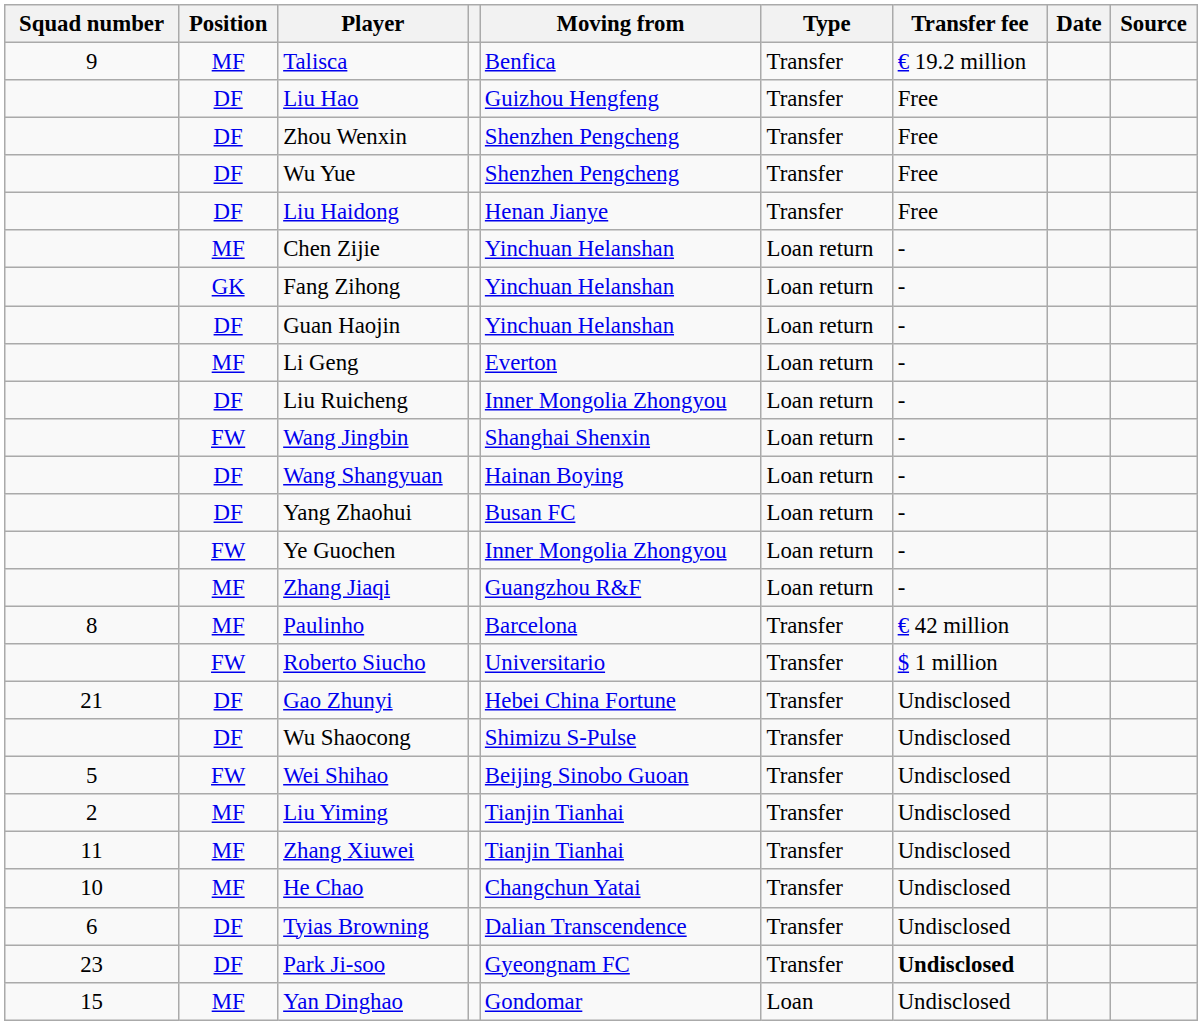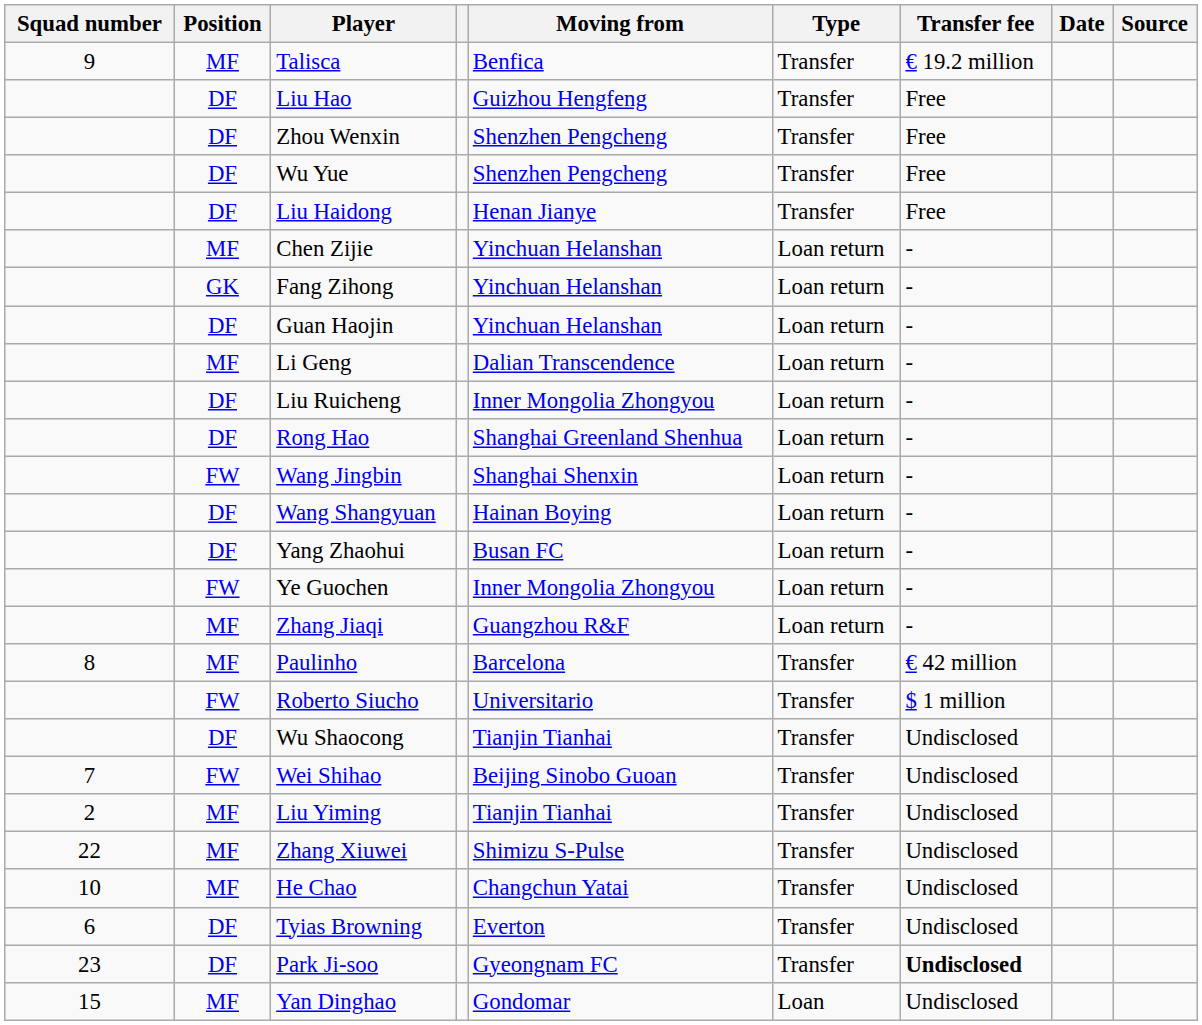(521, 361) Everton -> (574, 361) Dalian Transcendence
+ row: (323, 437)
- row: (338, 700)
(560, 737) Shimizu S-Pulse -> (542, 737) Tianjin Tianhai
(92, 775) 5 -> (89, 775) 7
(92, 850) 11 -> (89, 850) 22
(554, 850) Tianjin Tianhai -> (548, 850) Shimizu S-Pulse
(586, 925) Dalian Transcendence -> (509, 925) Everton
